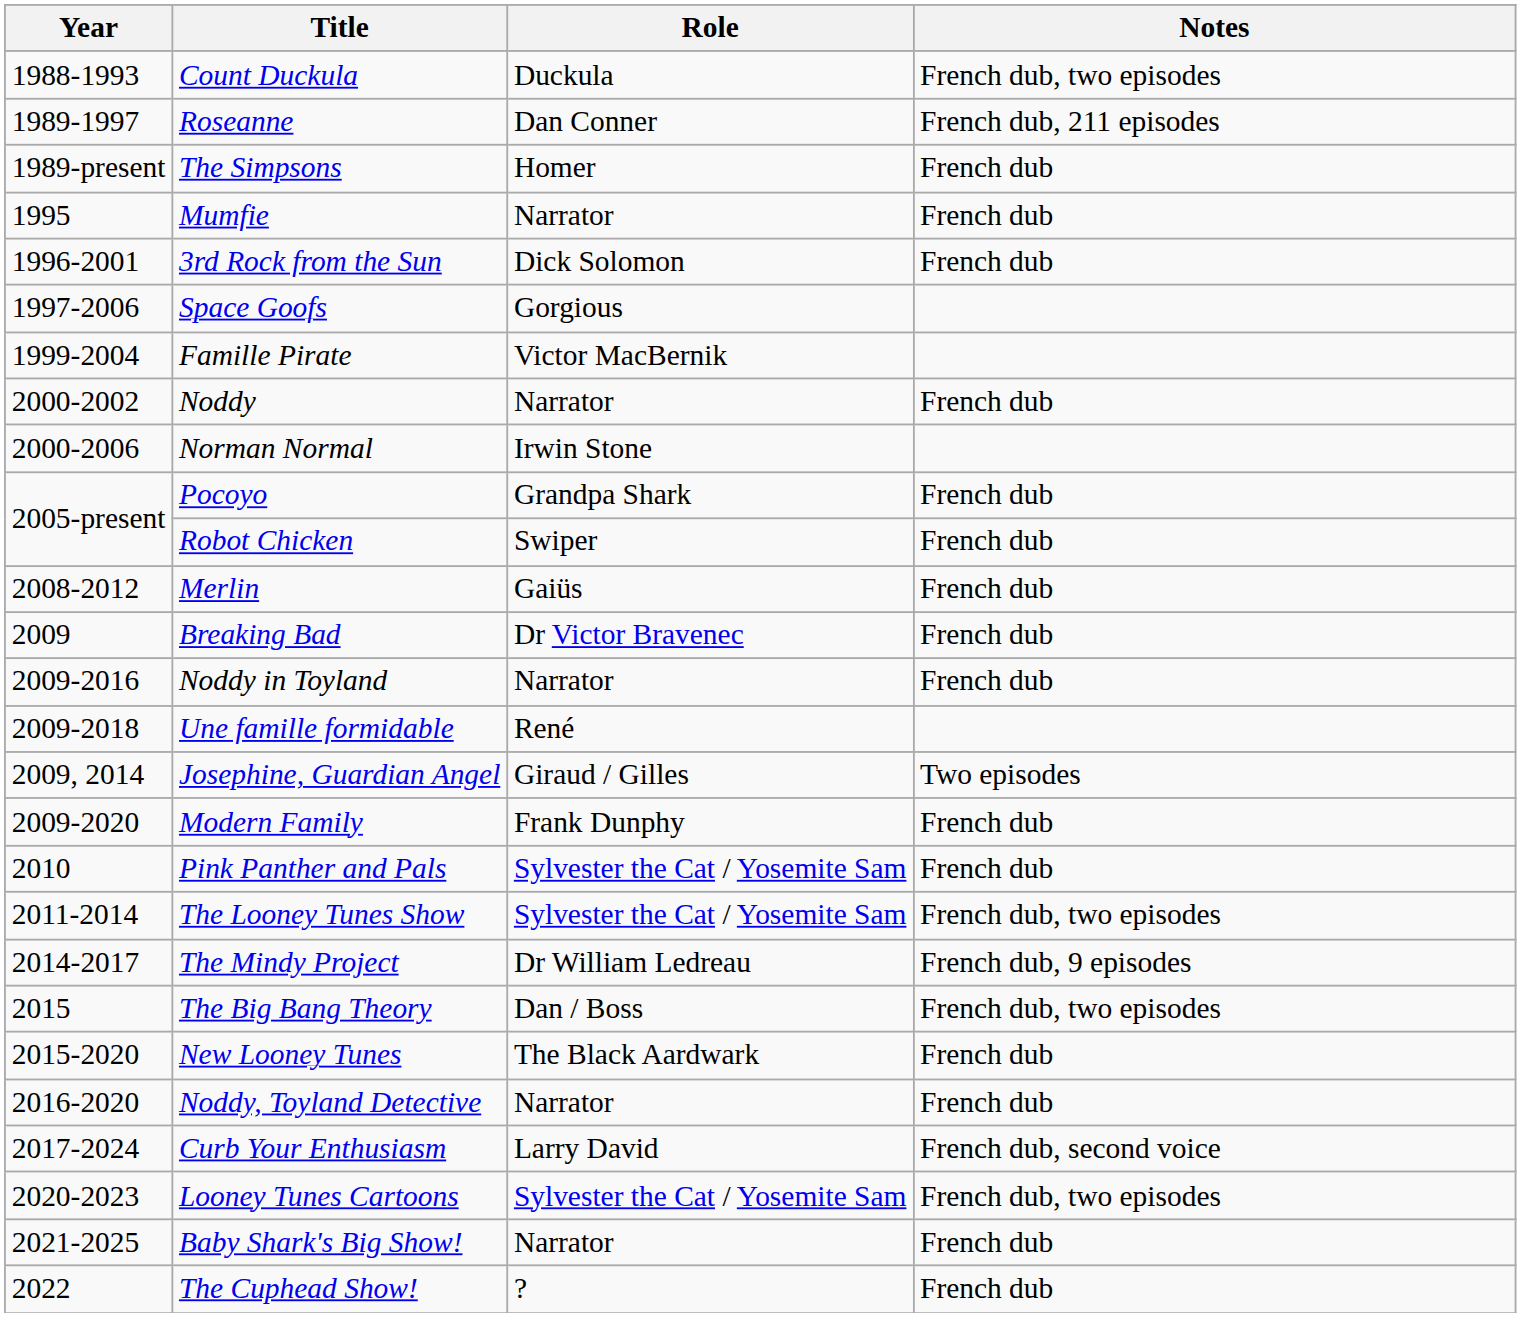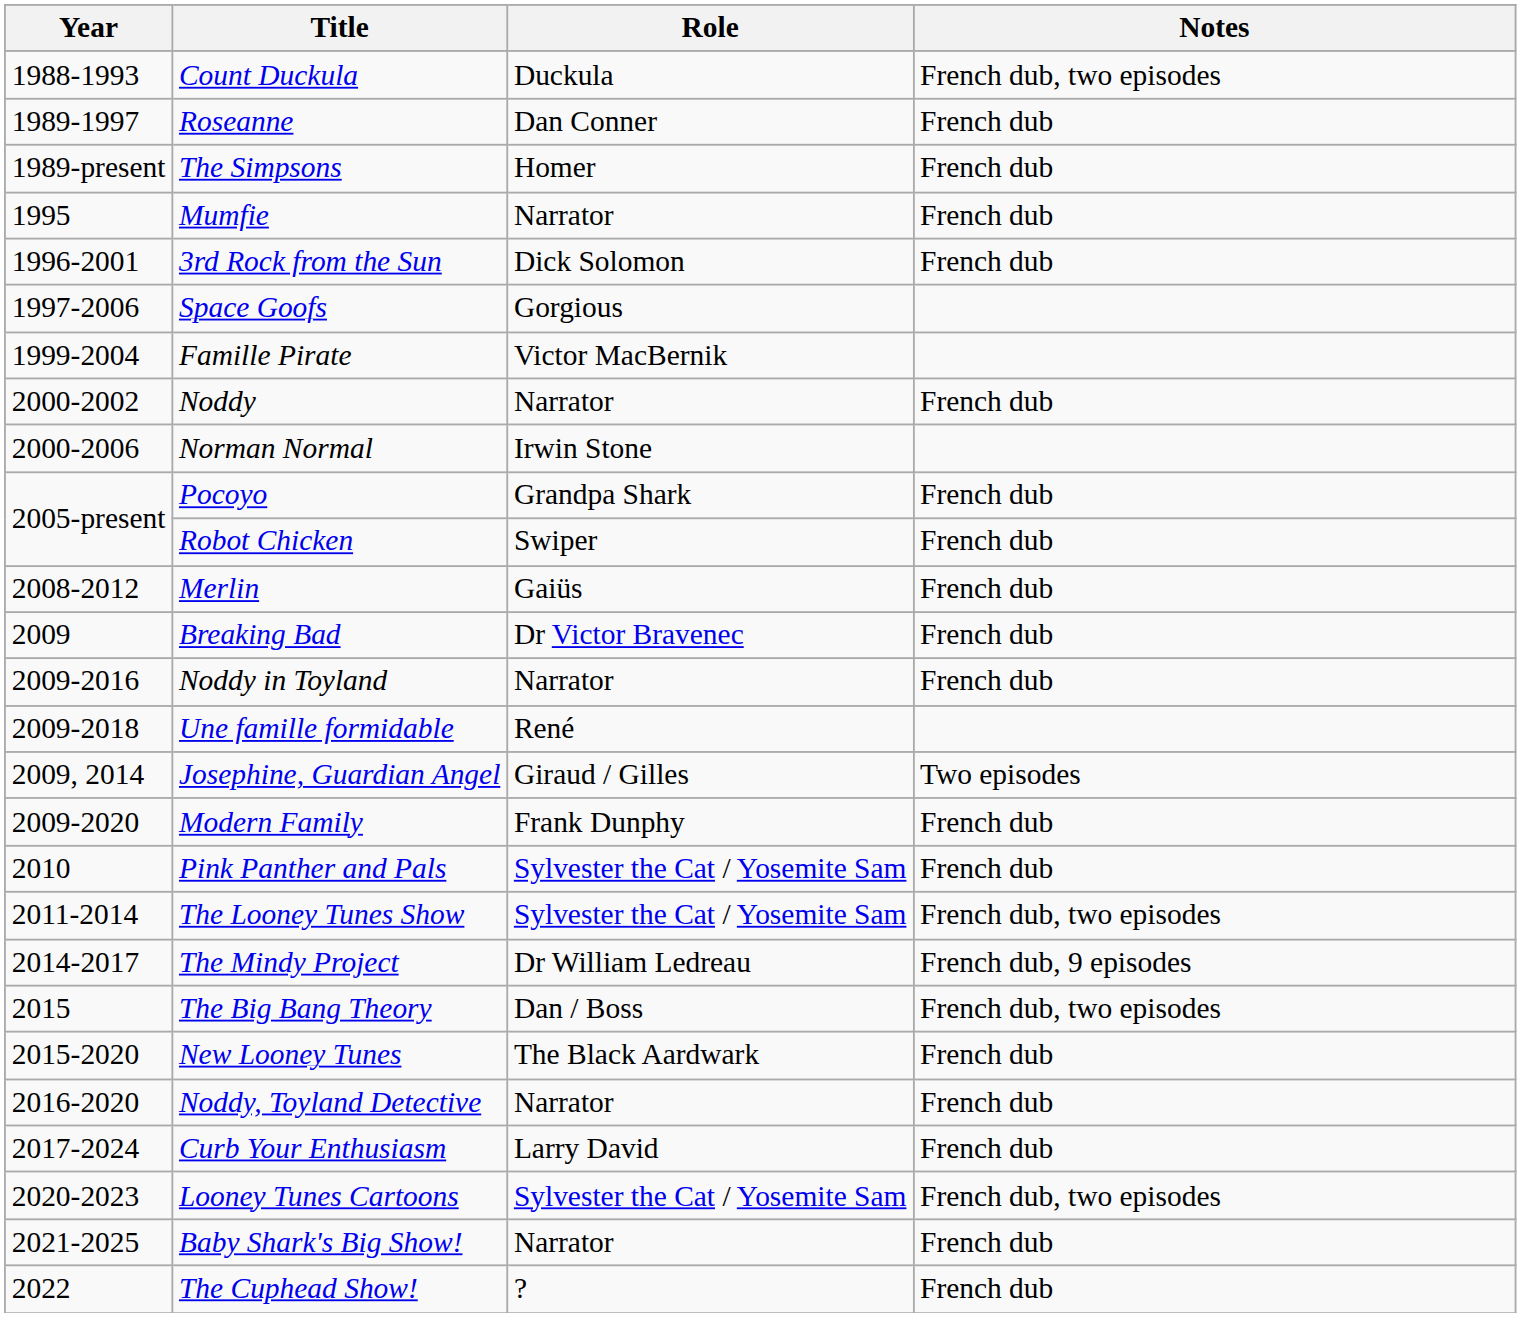(1070, 121) French dub, 211 episodes -> (987, 121) French dub
(1070, 1148) French dub, second voice -> (987, 1148) French dub
